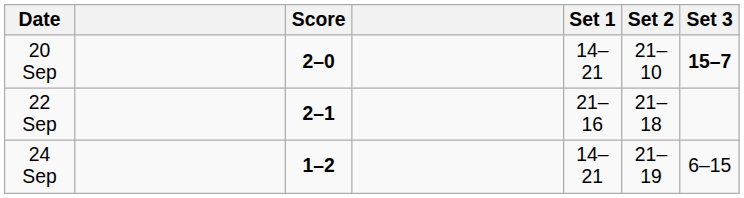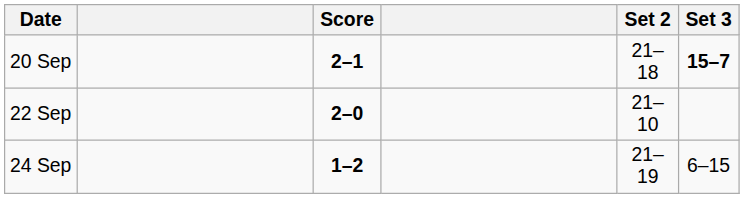- column: (592, 19)
(319, 61) 2–0 -> (347, 61) 2–1
(651, 61) 21–10 -> (648, 61) 21–18
(319, 113) 2–1 -> (347, 113) 2–0
(651, 113) 21–18 -> (648, 113) 21–10
